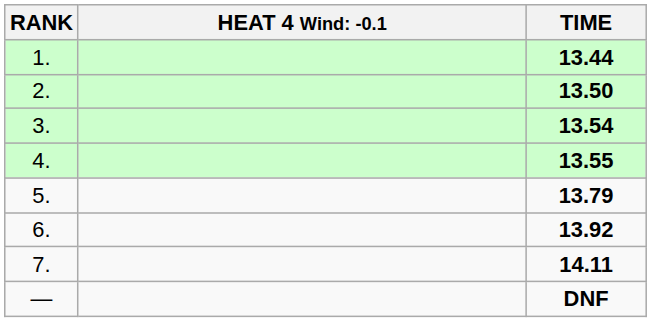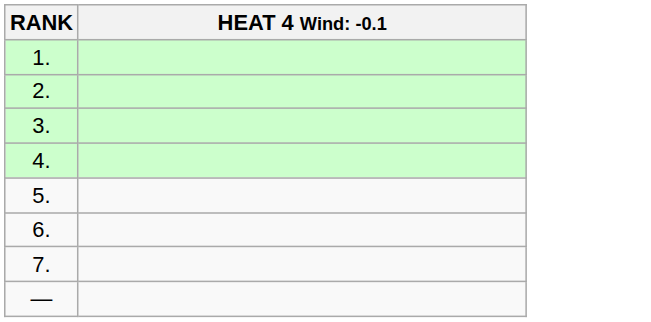- column: (586, 22)
